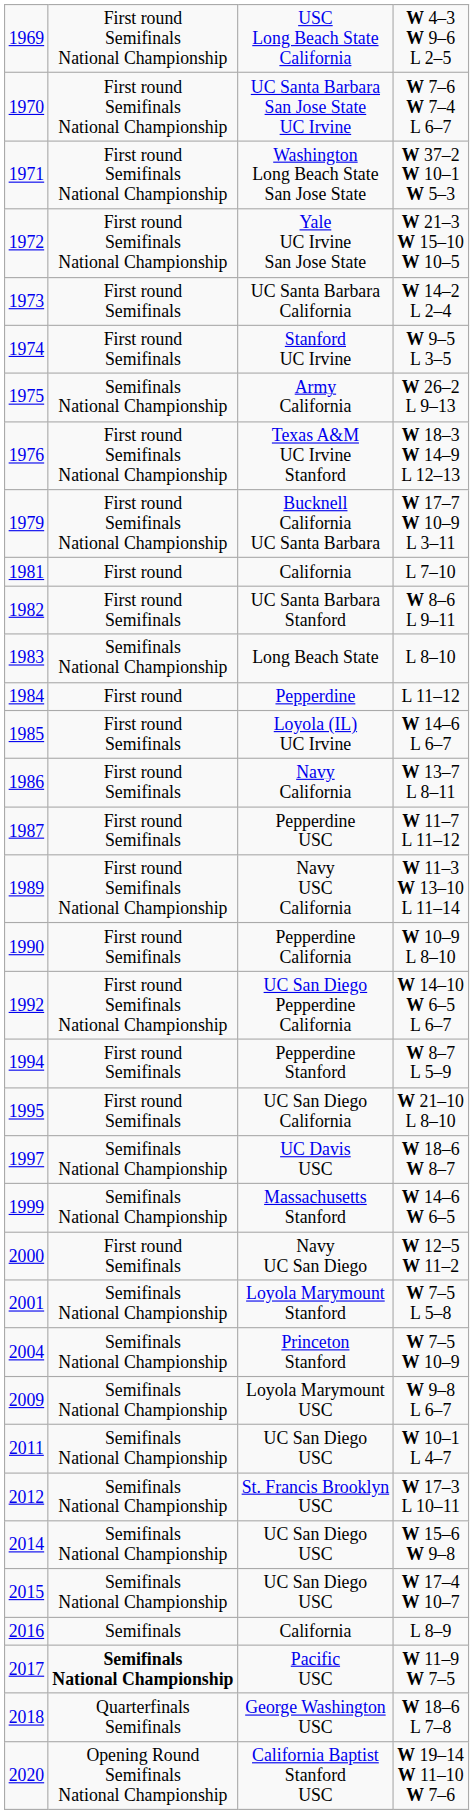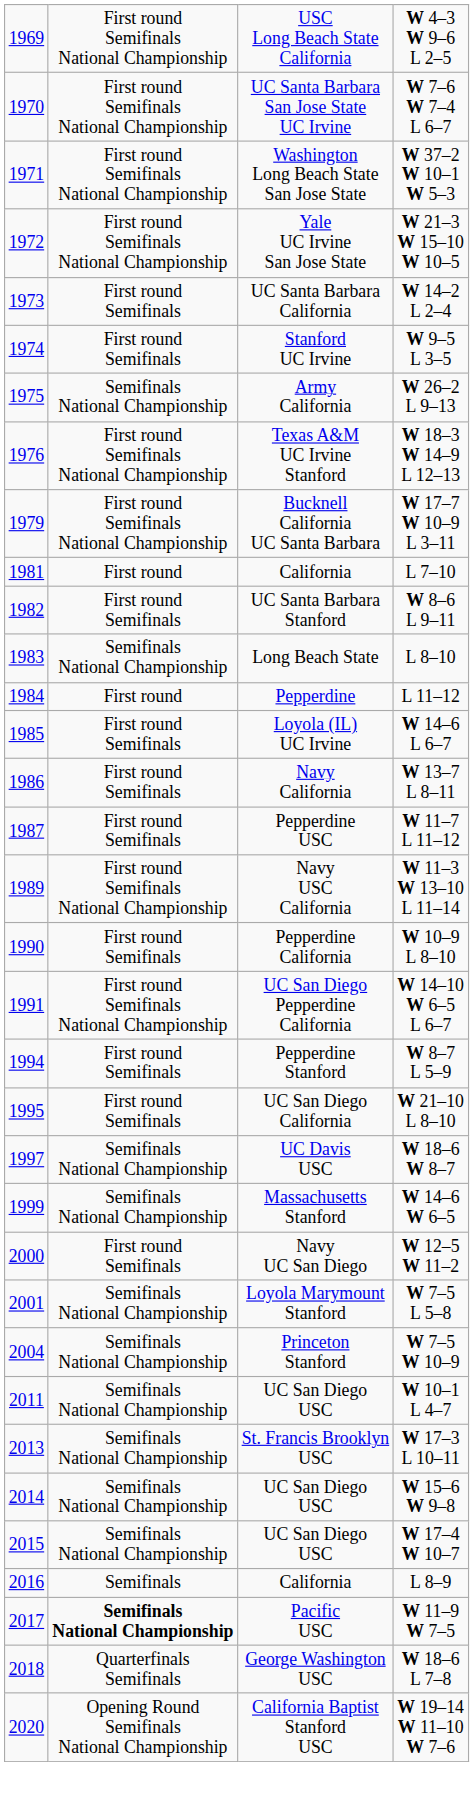(26, 1005) 1992 -> (26, 1005) 1991
- row: (431, 1400)
(26, 1496) 2012 -> (26, 1448) 2013
